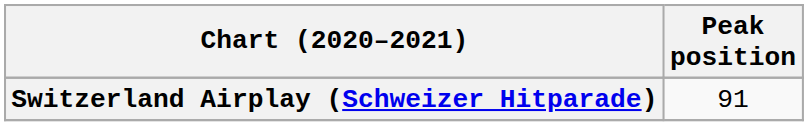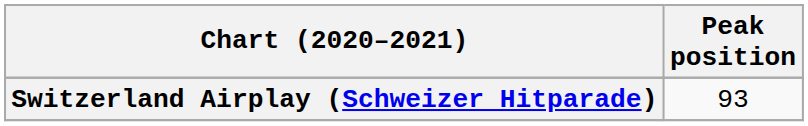(733, 100) 91 -> (733, 100) 93
